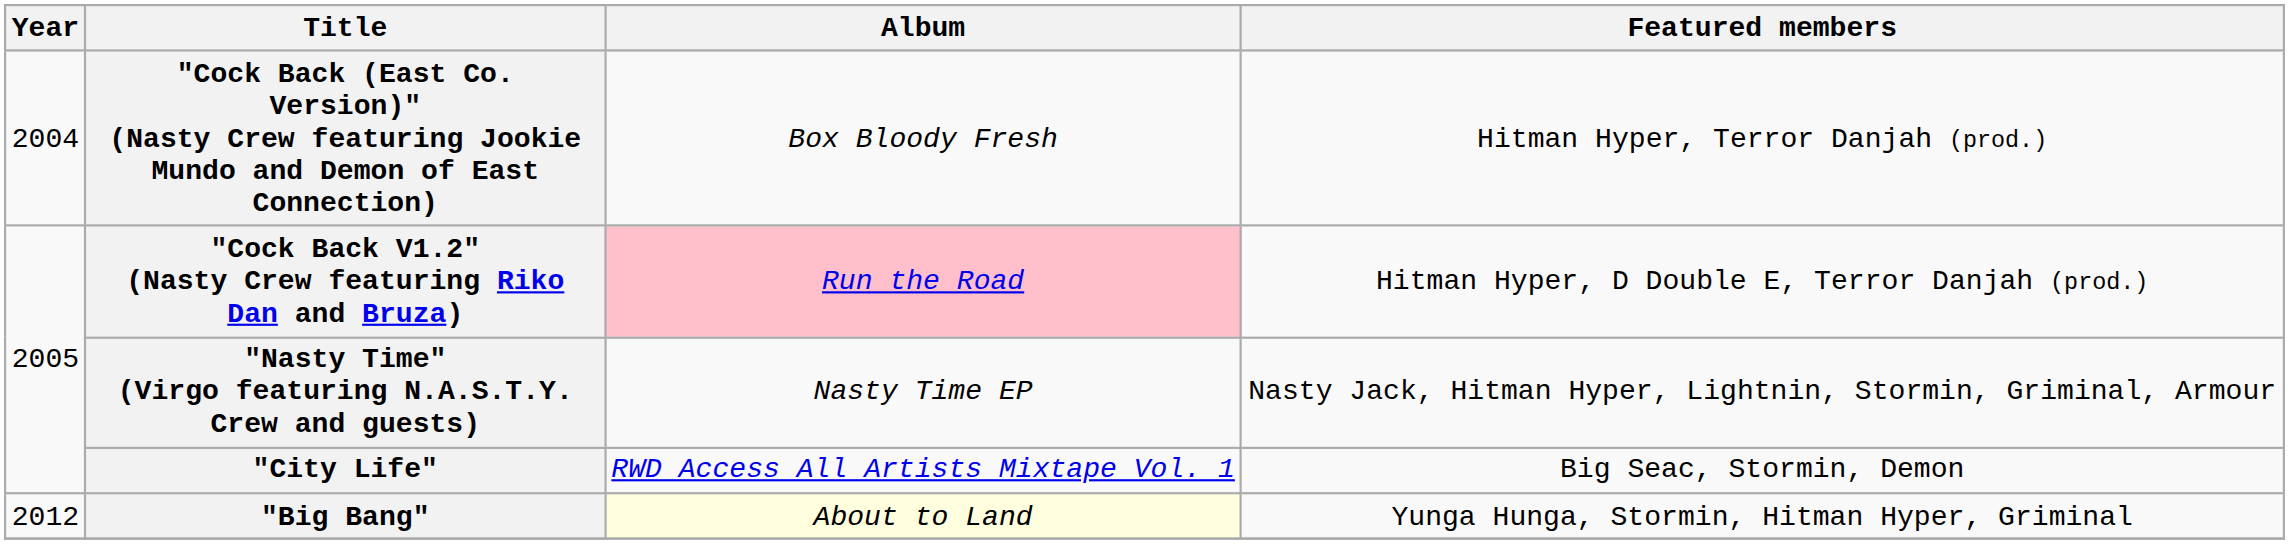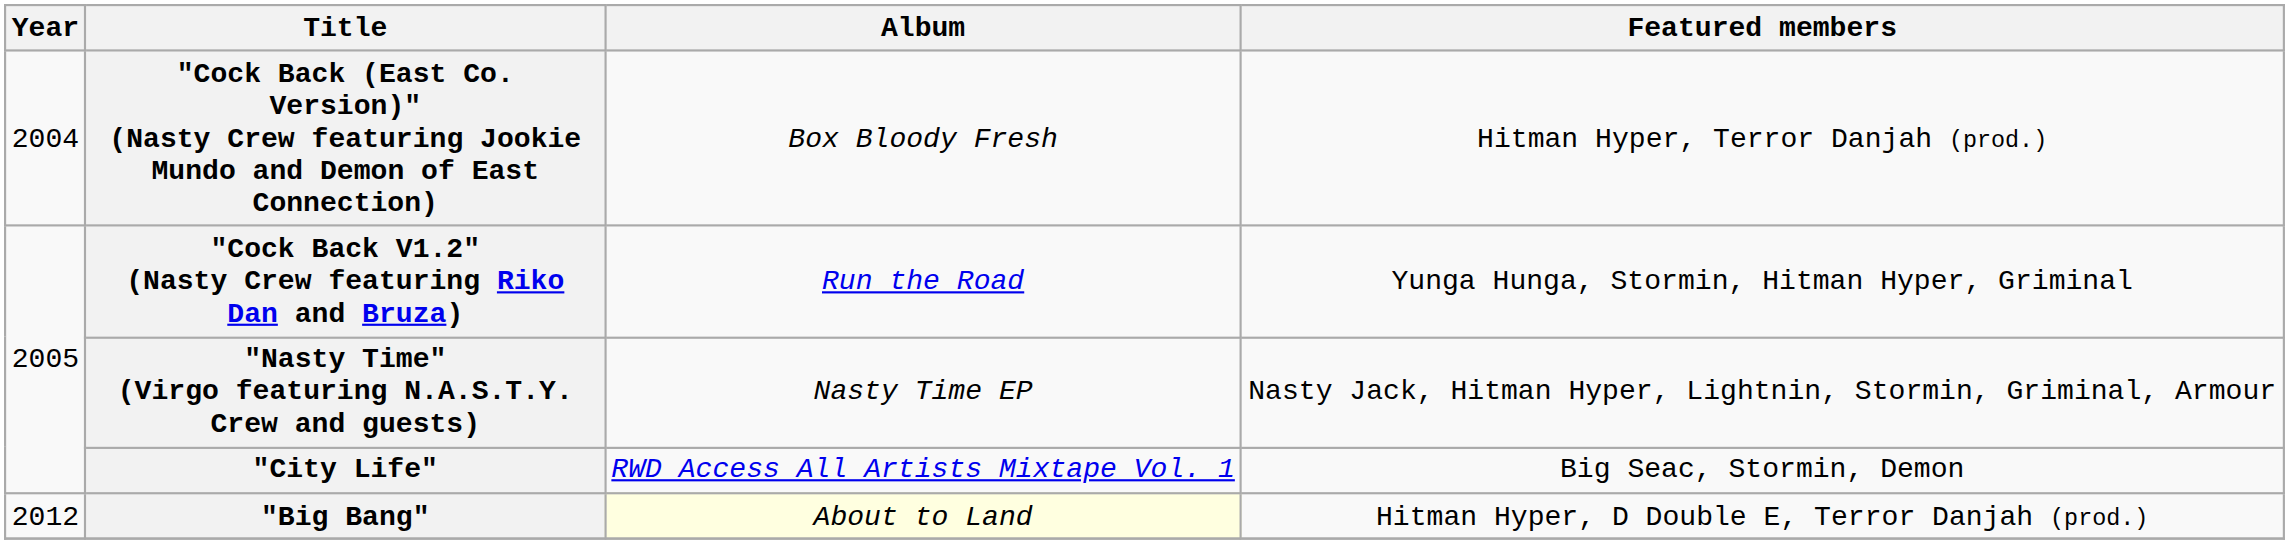(923, 281) pink background -> (923, 281) no background
(1762, 281) Hitman Hyper, D Double E, Terror Danjah (prod.) -> (1762, 281) Yunga Hunga, Stormin, Hitman Hyper, Griminal
(1762, 516) Yunga Hunga, Stormin, Hitman Hyper, Griminal -> (1762, 516) Hitman Hyper, D Double E, Terror Danjah (prod.)
